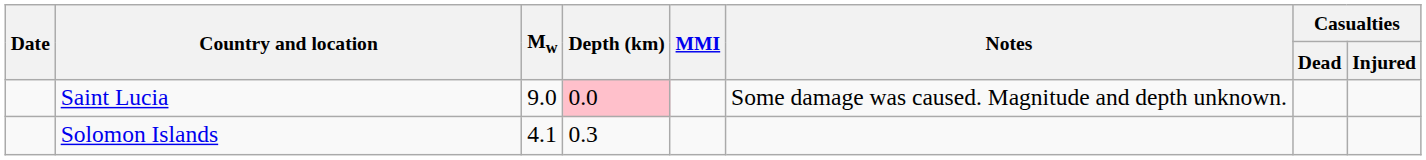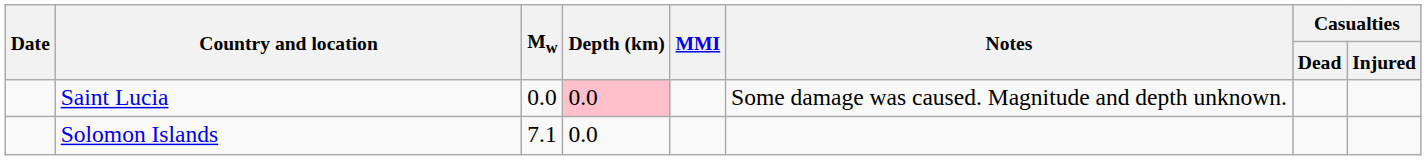(542, 97) 9.0 -> (542, 97) 0.0
(542, 135) 4.1 -> (542, 135) 7.1
(583, 135) 0.3 -> (583, 135) 0.0
